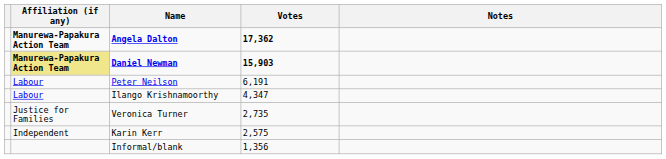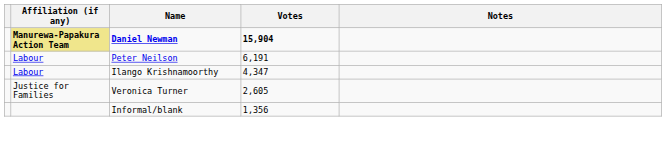- row: (145, 40)
(258, 63) 15,903 -> (258, 40) 15,904
(256, 114) 2,735 -> (256, 91) 2,605
- row: (137, 133)
